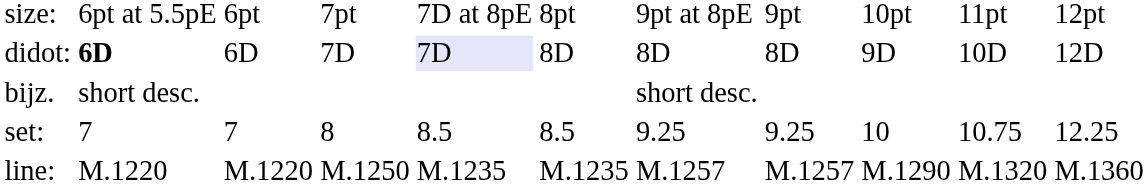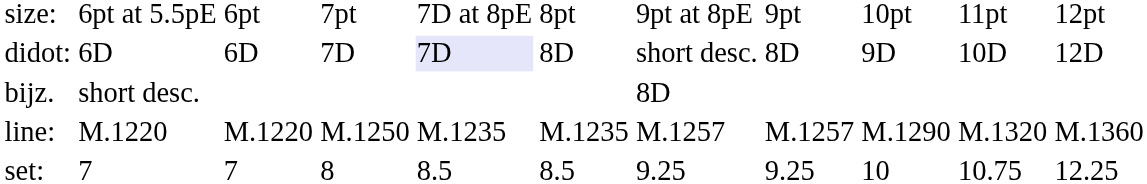(96, 53) bold -> (96, 53) normal
(653, 53) 8D -> (697, 53) short desc.
(697, 92) short desc. -> (653, 92) 8D
rows swapped: (24, 131) <-> (30, 170)
